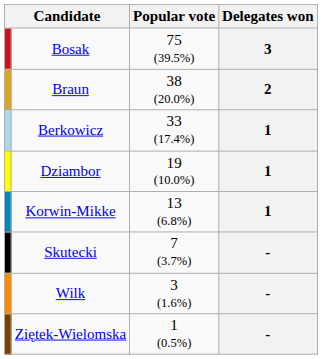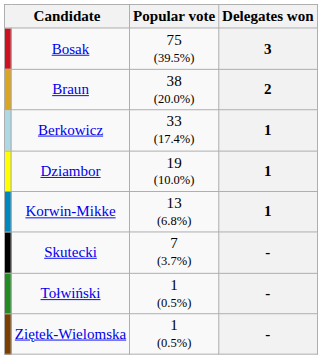- row: (71, 293)
+ row: (71, 293)
